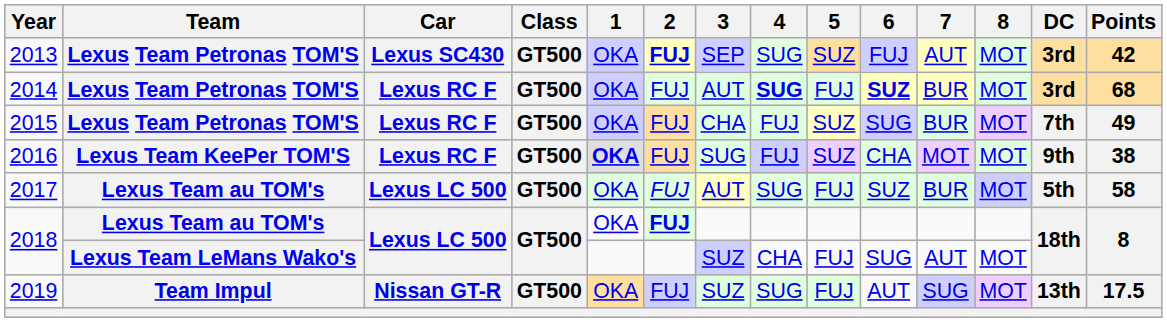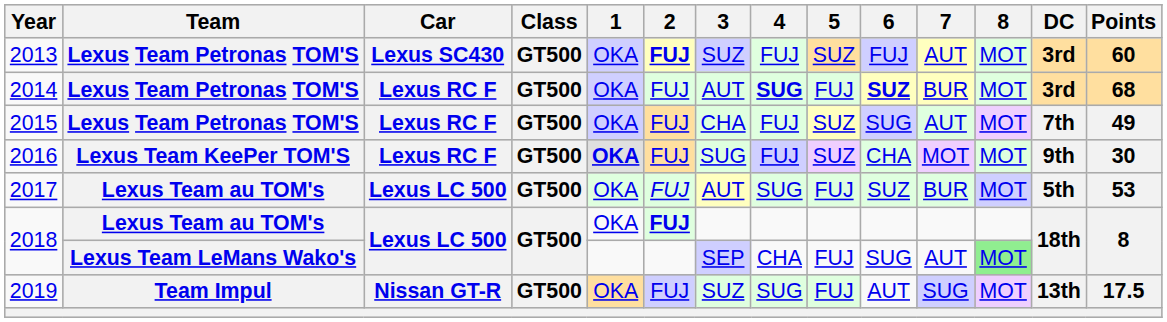(723, 55) SEP -> (723, 55) SUZ
(779, 55) SUG -> (779, 55) FUJ
(1124, 55) 42 -> (1124, 55) 60
(946, 122) BUR -> (946, 122) AUT
(1124, 156) 38 -> (1124, 156) 30
(1124, 189) 58 -> (1124, 189) 53
(723, 257) SUZ -> (723, 257) SEP
(1003, 257) no background -> (1003, 257) lightgreen background
